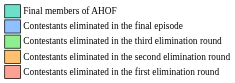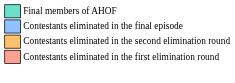- row: (123, 41)
